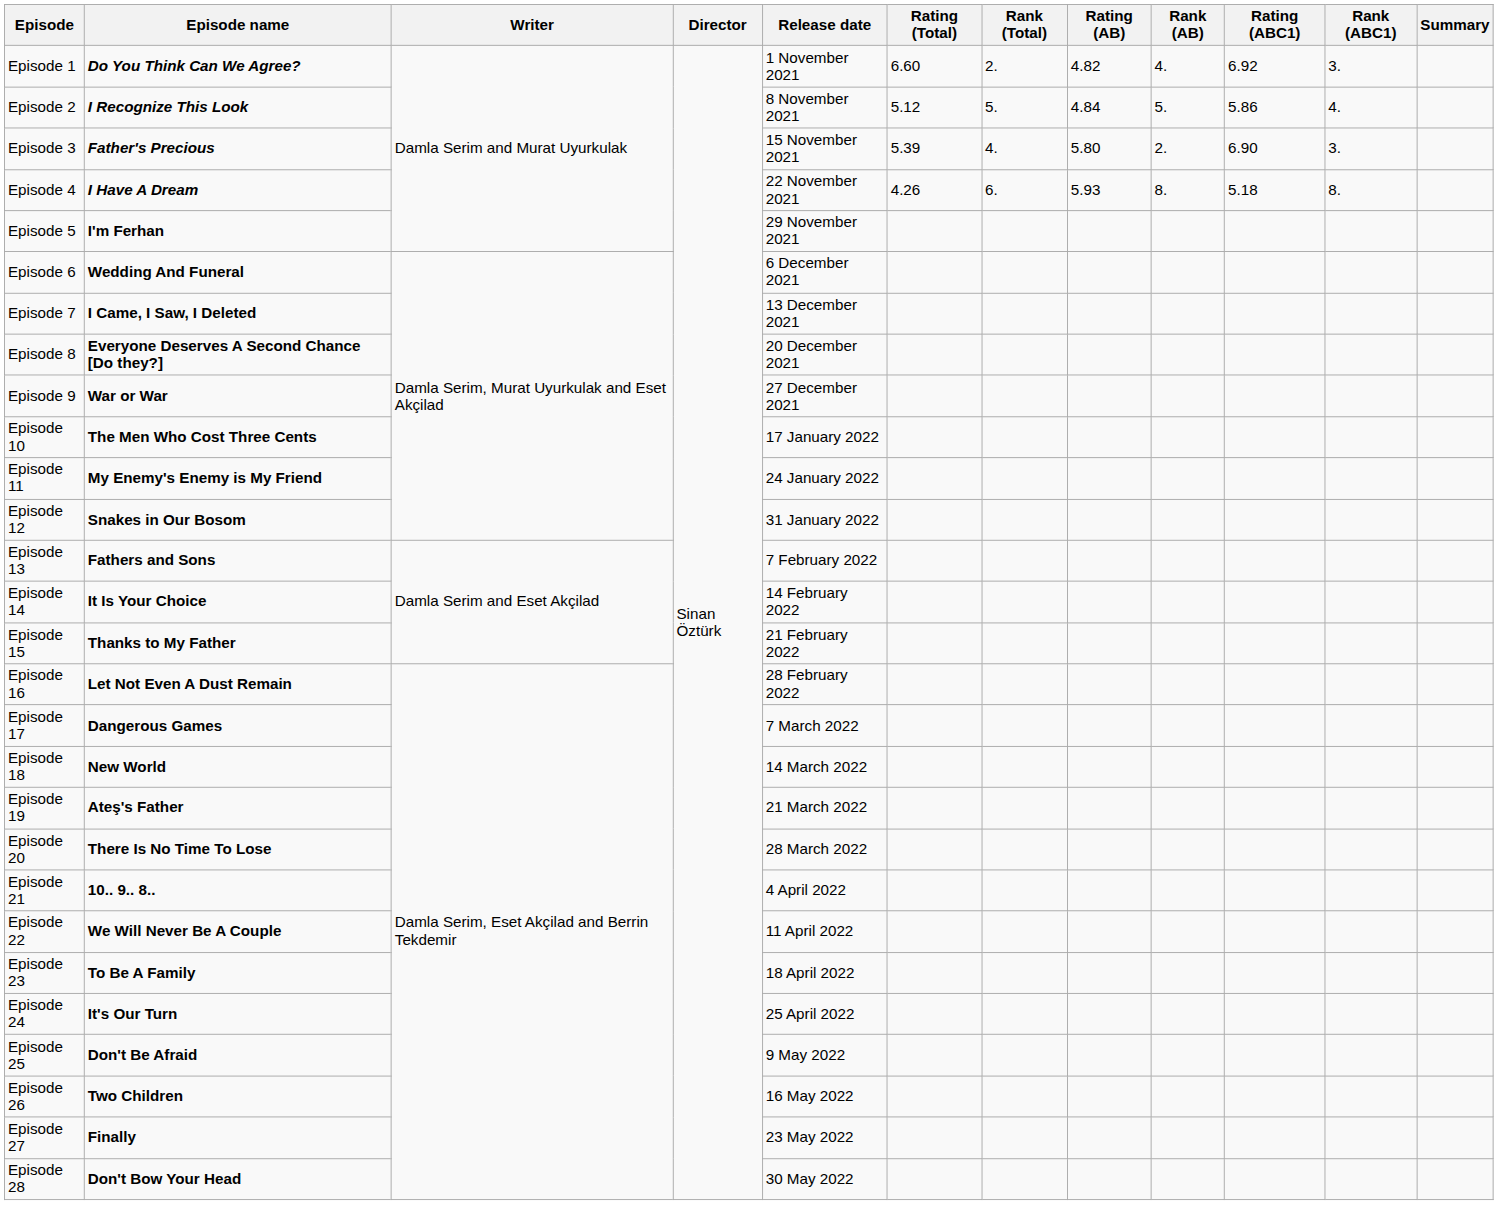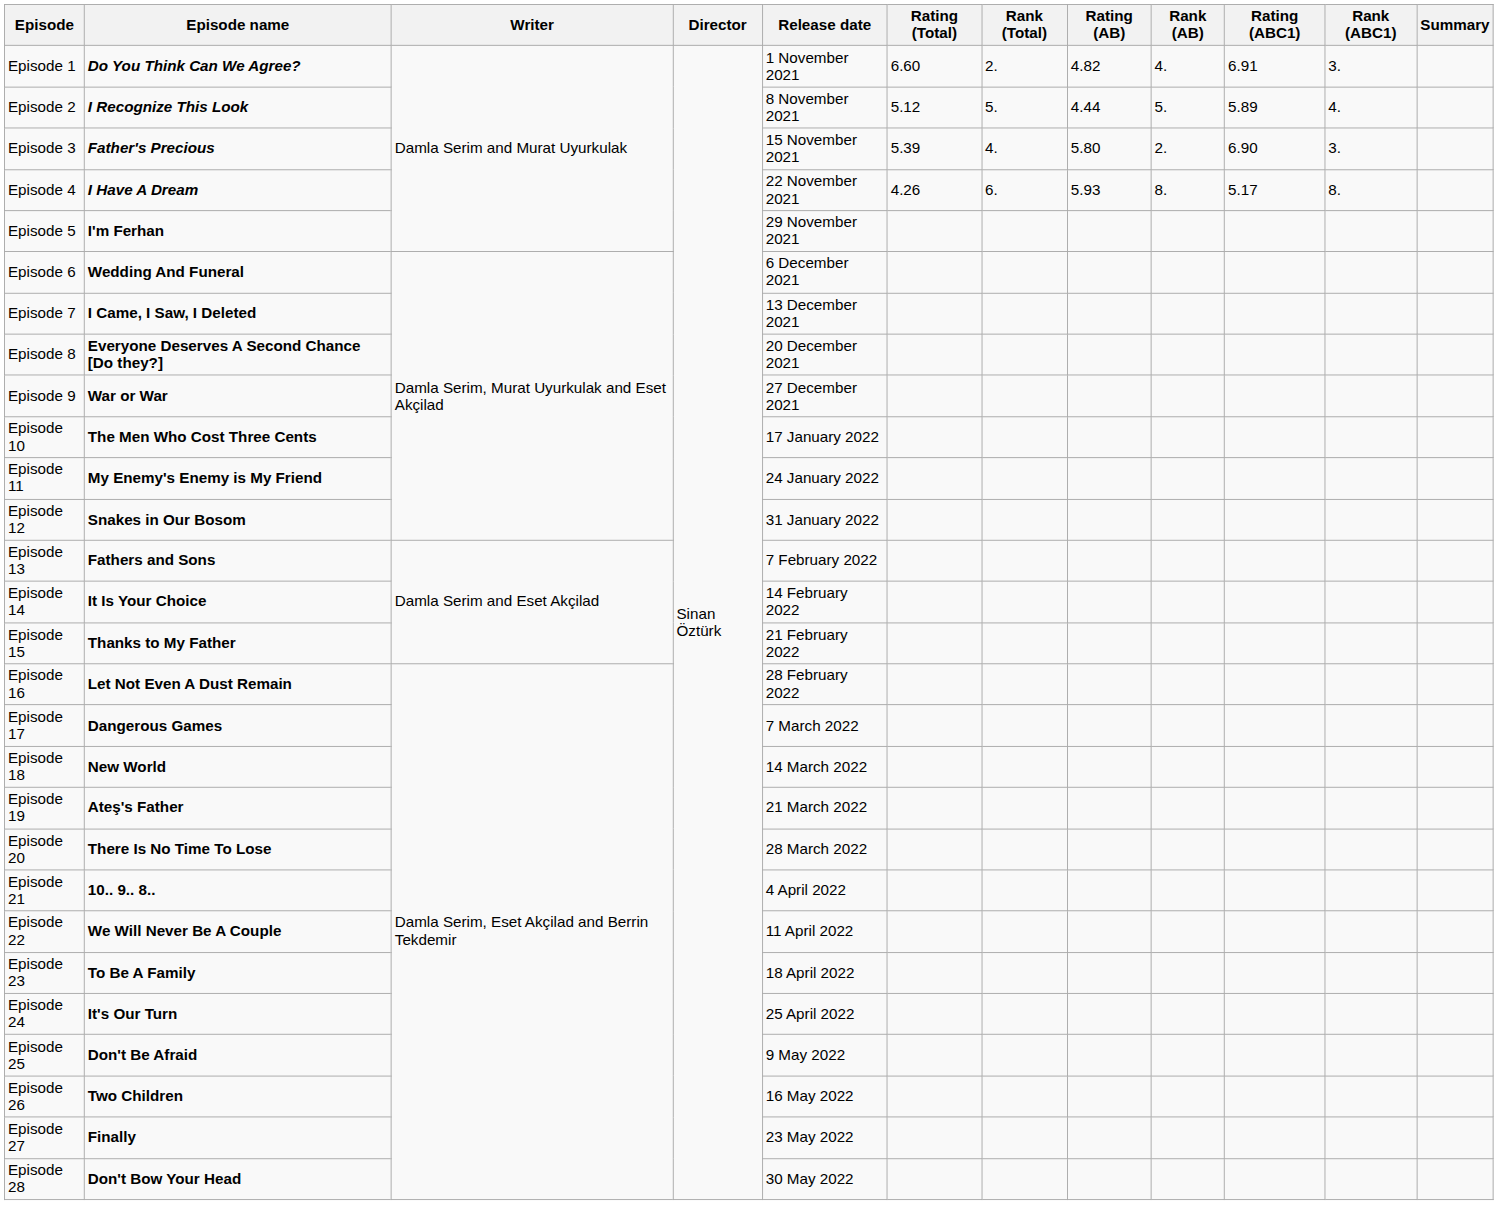(1243, 66) 6.92 -> (1243, 66) 6.91
(1086, 107) 4.84 -> (1086, 107) 4.44
(1243, 107) 5.86 -> (1243, 107) 5.89
(1243, 189) 5.18 -> (1243, 189) 5.17
